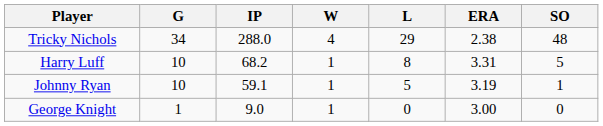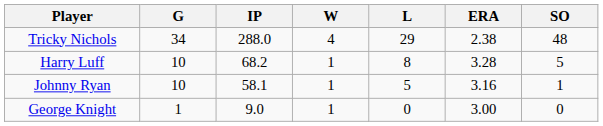(484, 62) 3.31 -> (484, 62) 3.28
(255, 86) 59.1 -> (255, 86) 58.1
(484, 86) 3.19 -> (484, 86) 3.16
